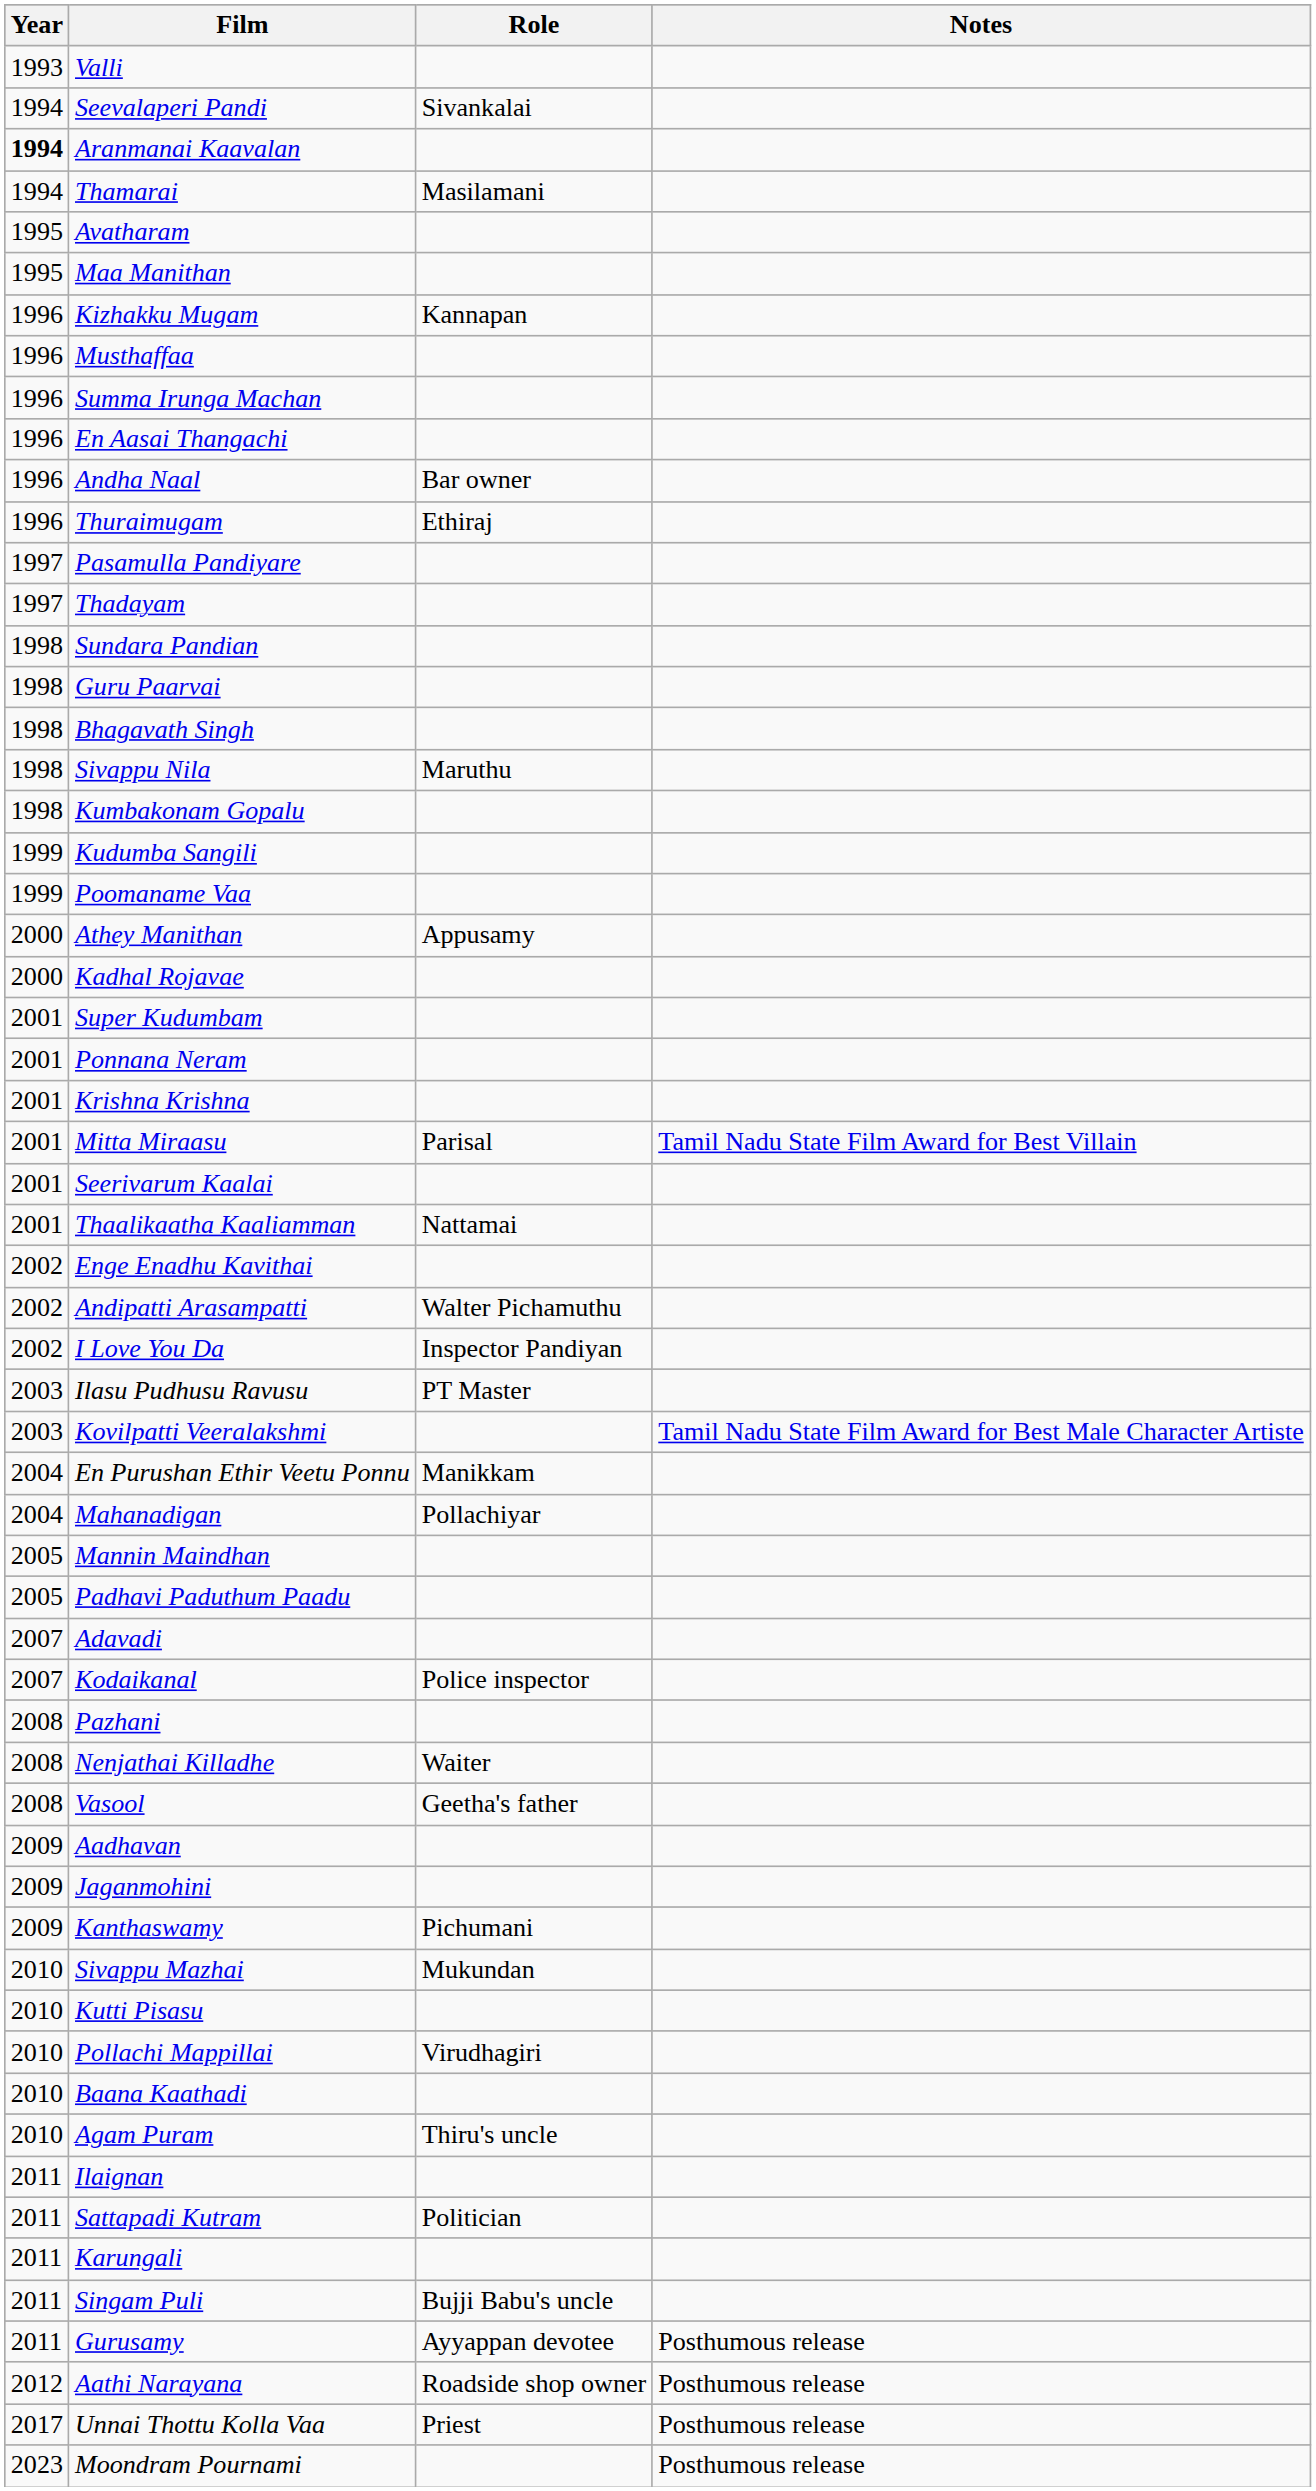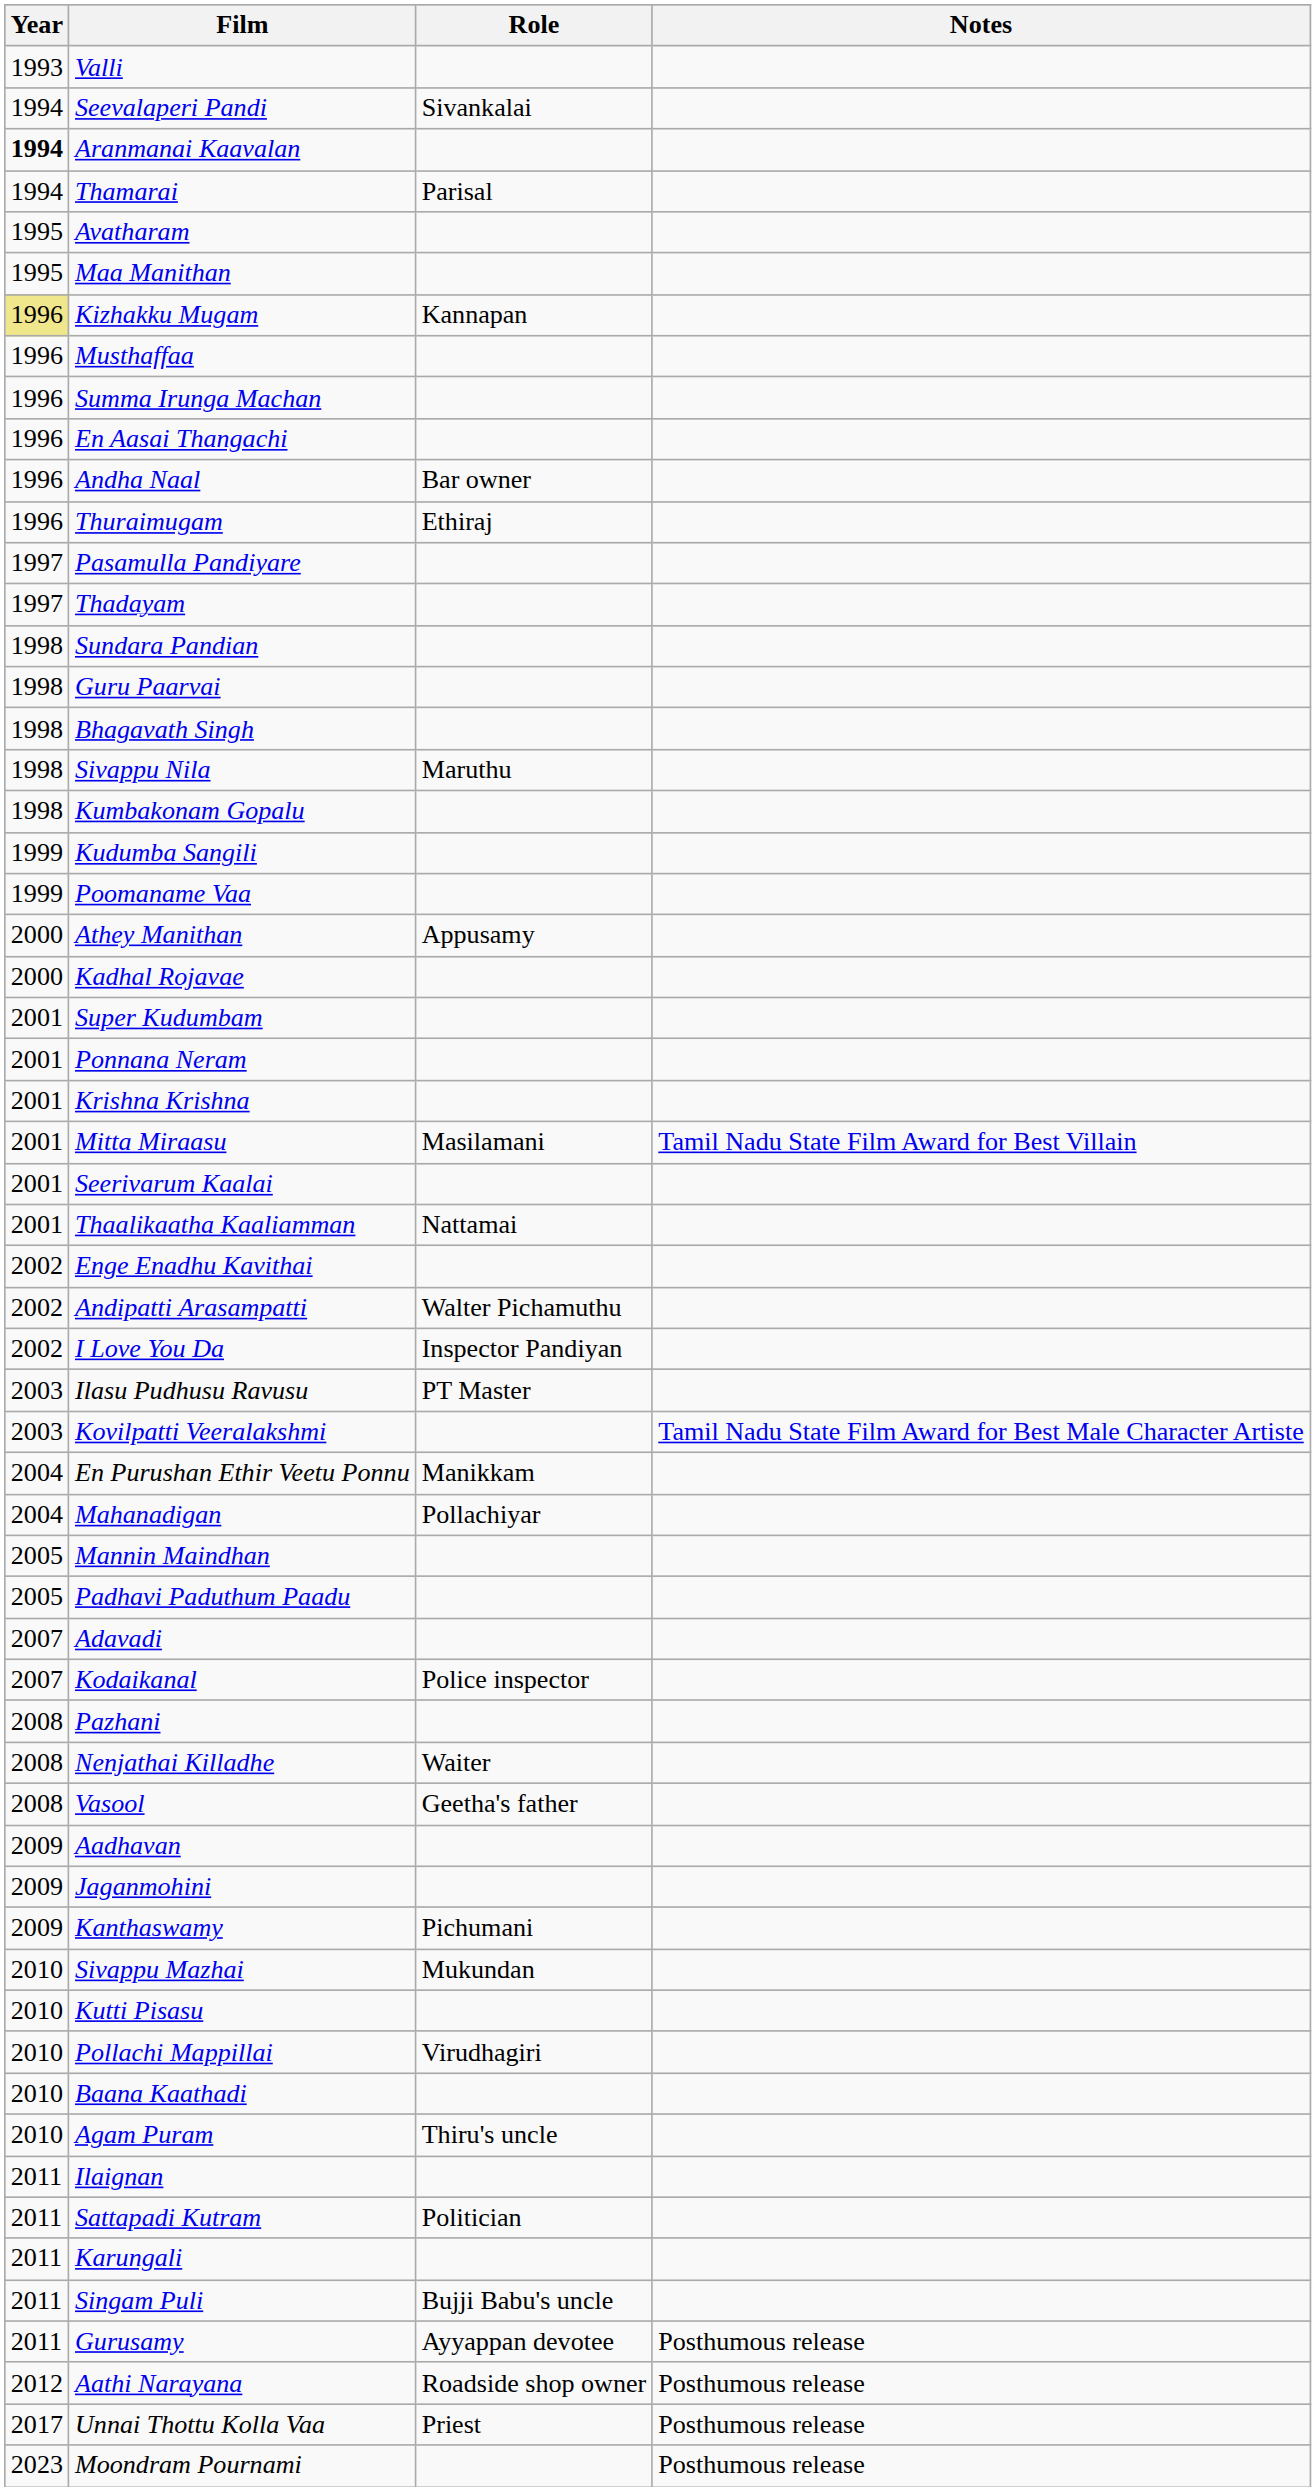(483, 190) Masilamani -> (457, 190) Parisal
(37, 314) no background -> (37, 314) khaki background
(457, 1141) Parisal -> (483, 1141) Masilamani
